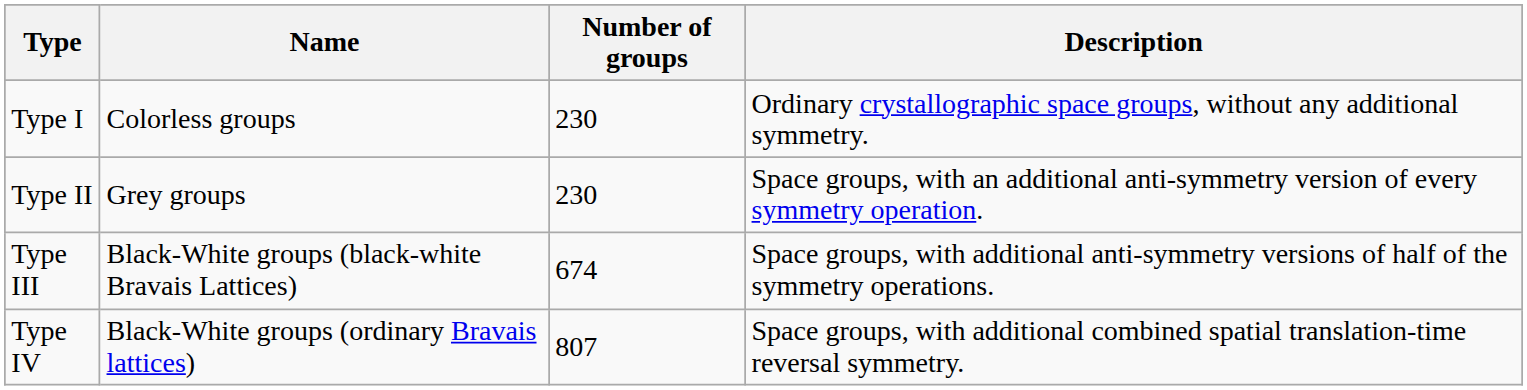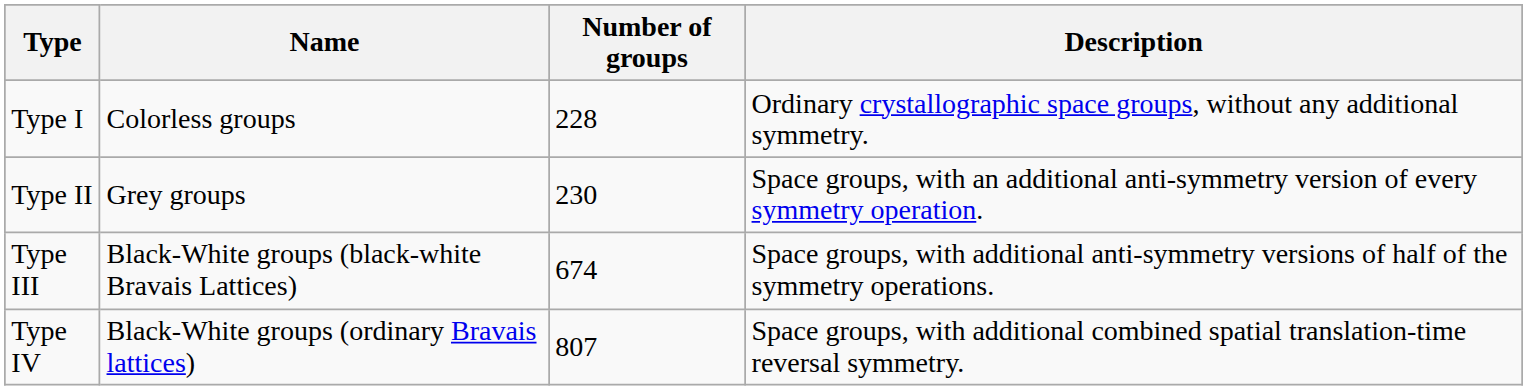(576, 118) 230 -> (576, 118) 228
